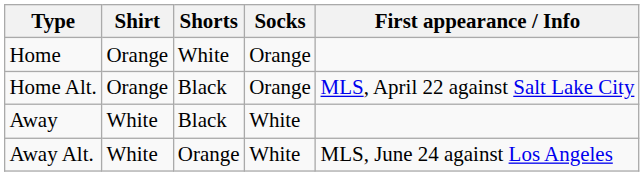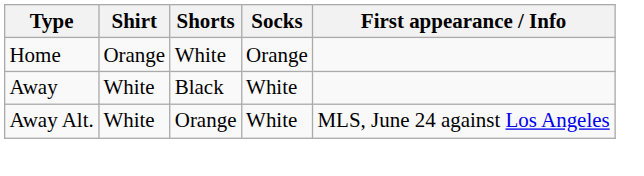- row: (53, 87)
